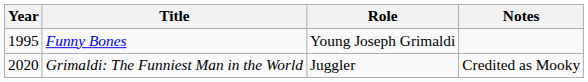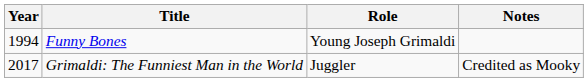(23, 41) 1995 -> (23, 41) 1994
(23, 65) 2020 -> (23, 65) 2017
